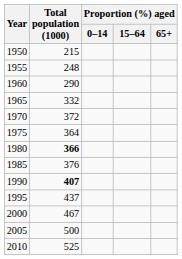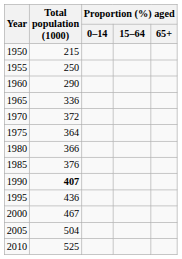(71, 68) 248 -> (71, 68) 250
(71, 100) 332 -> (71, 100) 336
(71, 149) bold -> (71, 149) normal
(71, 198) 437 -> (71, 198) 436
(71, 230) 500 -> (71, 230) 504
